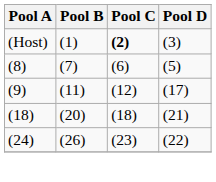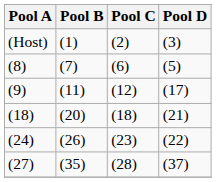(120, 41) bold -> (120, 41) normal
+ row: (21, 164)
